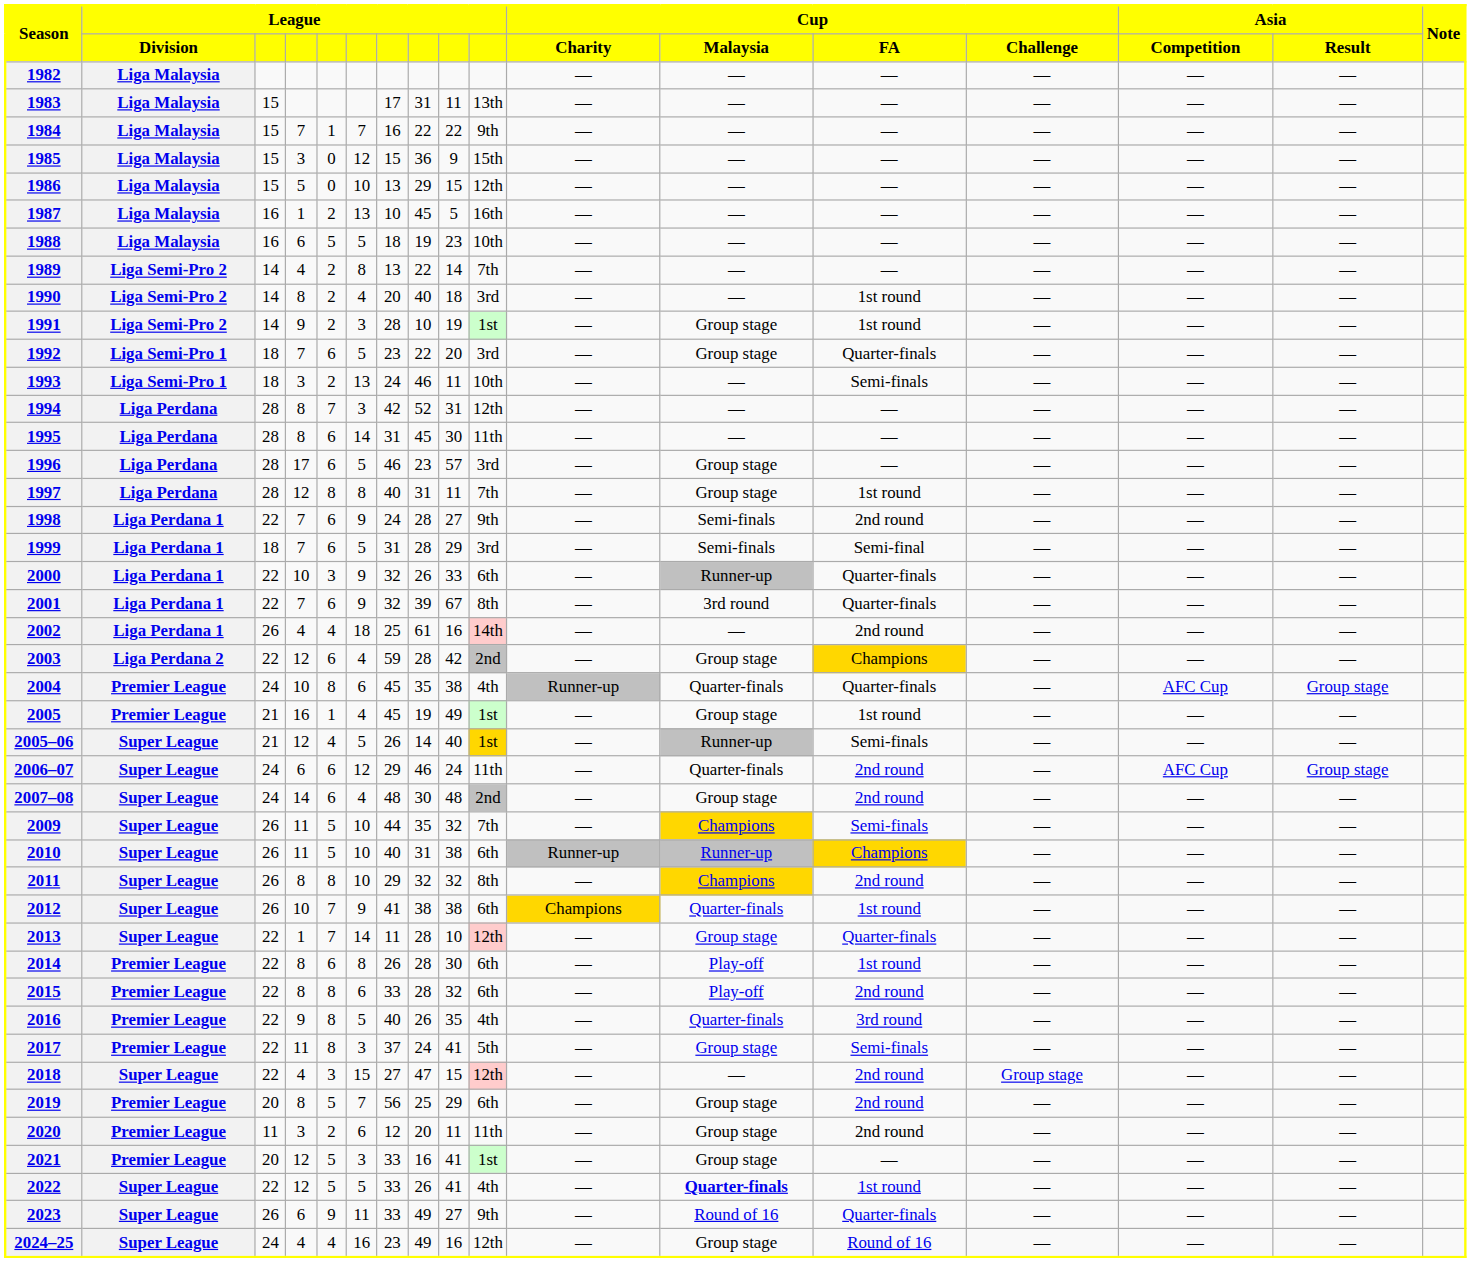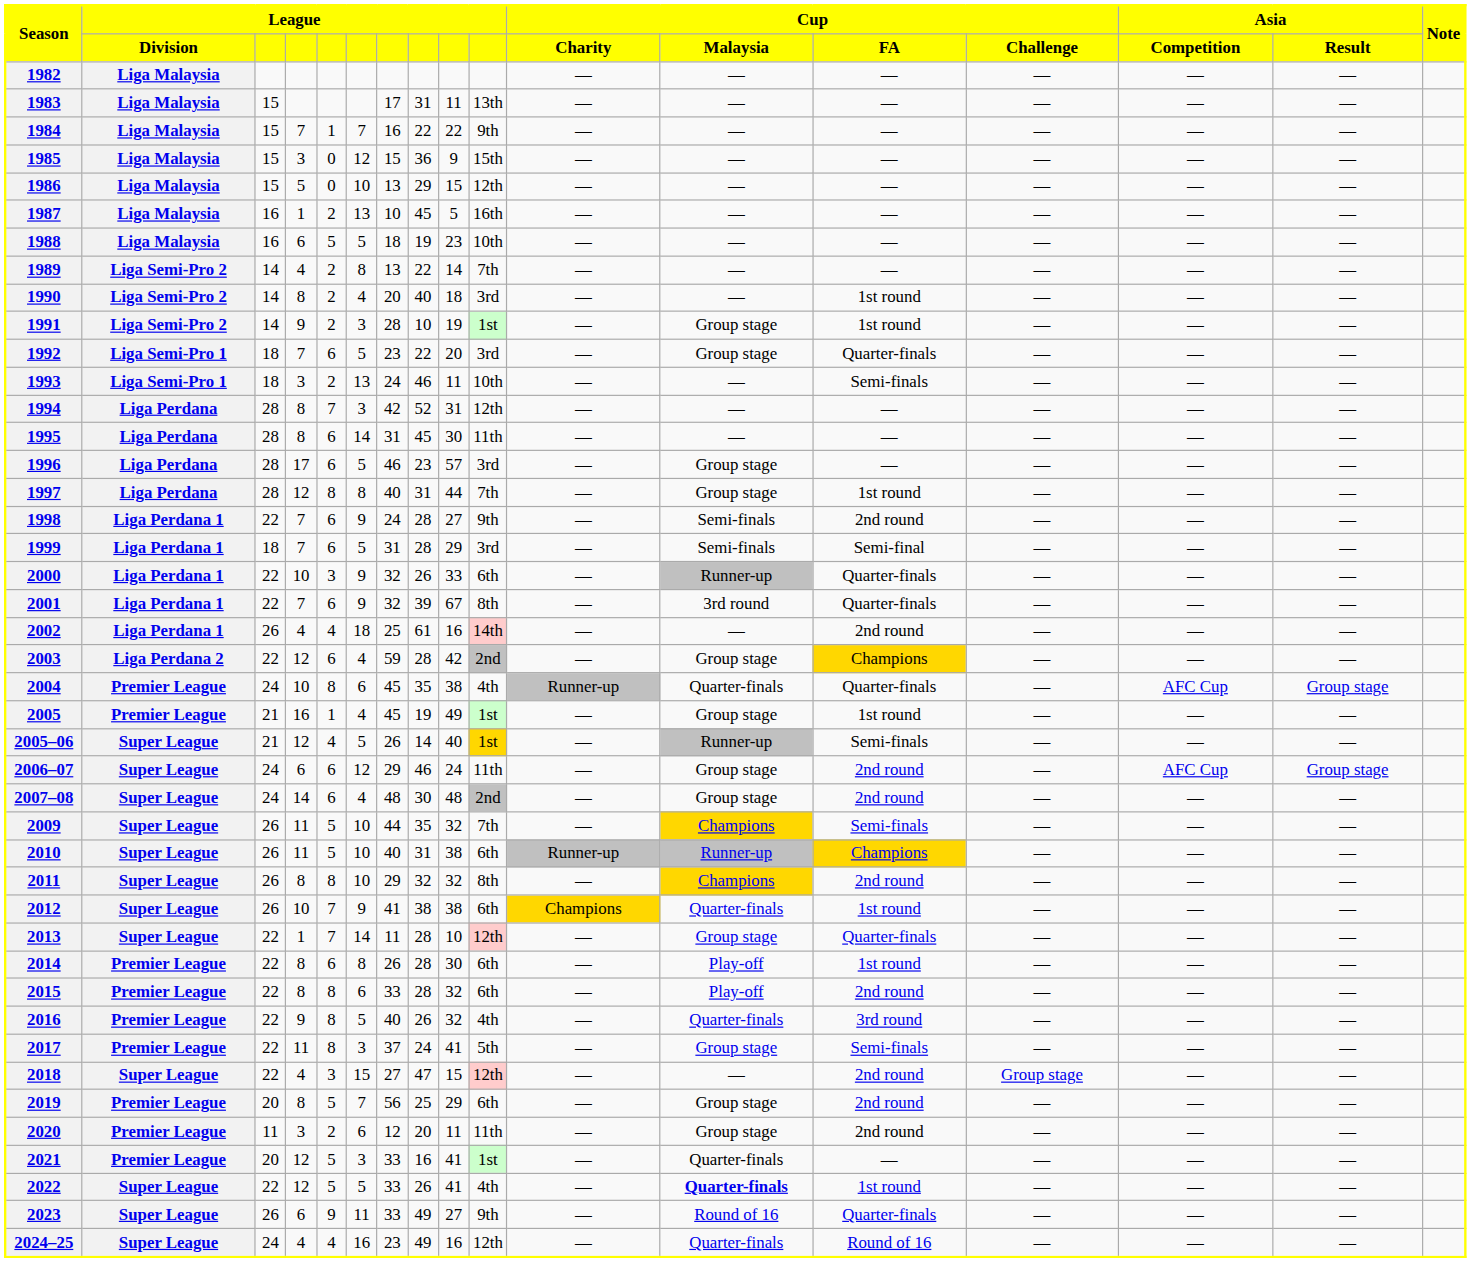(454, 492) 11 -> (454, 492) 44
(736, 770) Quarter-finals -> (736, 770) Group stage
(454, 1020) 35 -> (454, 1020) 32
(736, 1159) Group stage -> (736, 1159) Quarter-finals
(736, 1242) Group stage -> (736, 1242) Quarter-finals
